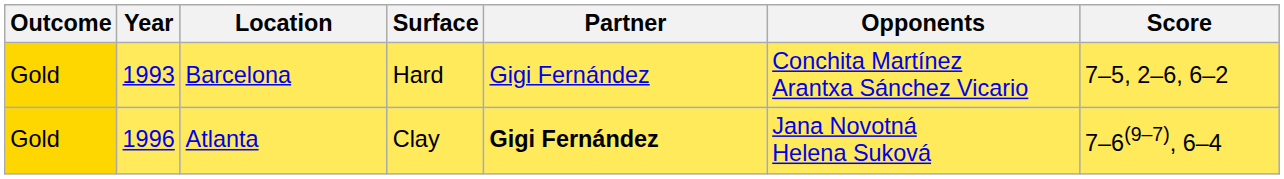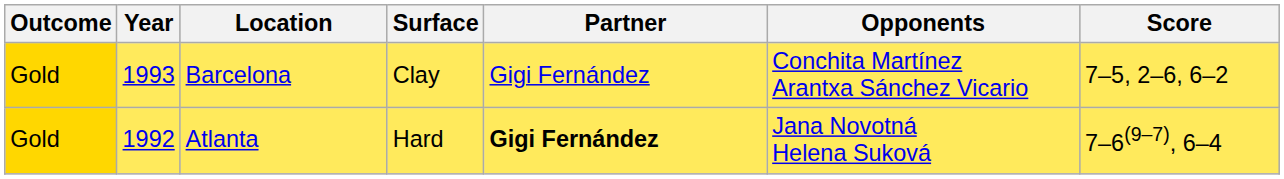(418, 74) Hard -> (416, 74) Clay
(149, 139) 1996 -> (149, 139) 1992
(416, 139) Clay -> (418, 139) Hard
